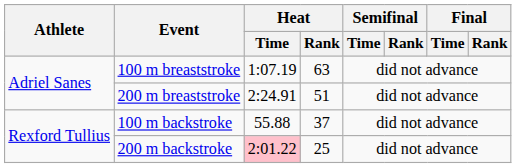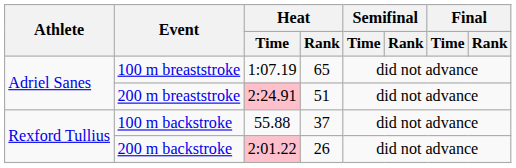(322, 69) 63 -> (322, 69) 65
(272, 96) no background -> (272, 96) pink background
(322, 149) 25 -> (322, 149) 26
